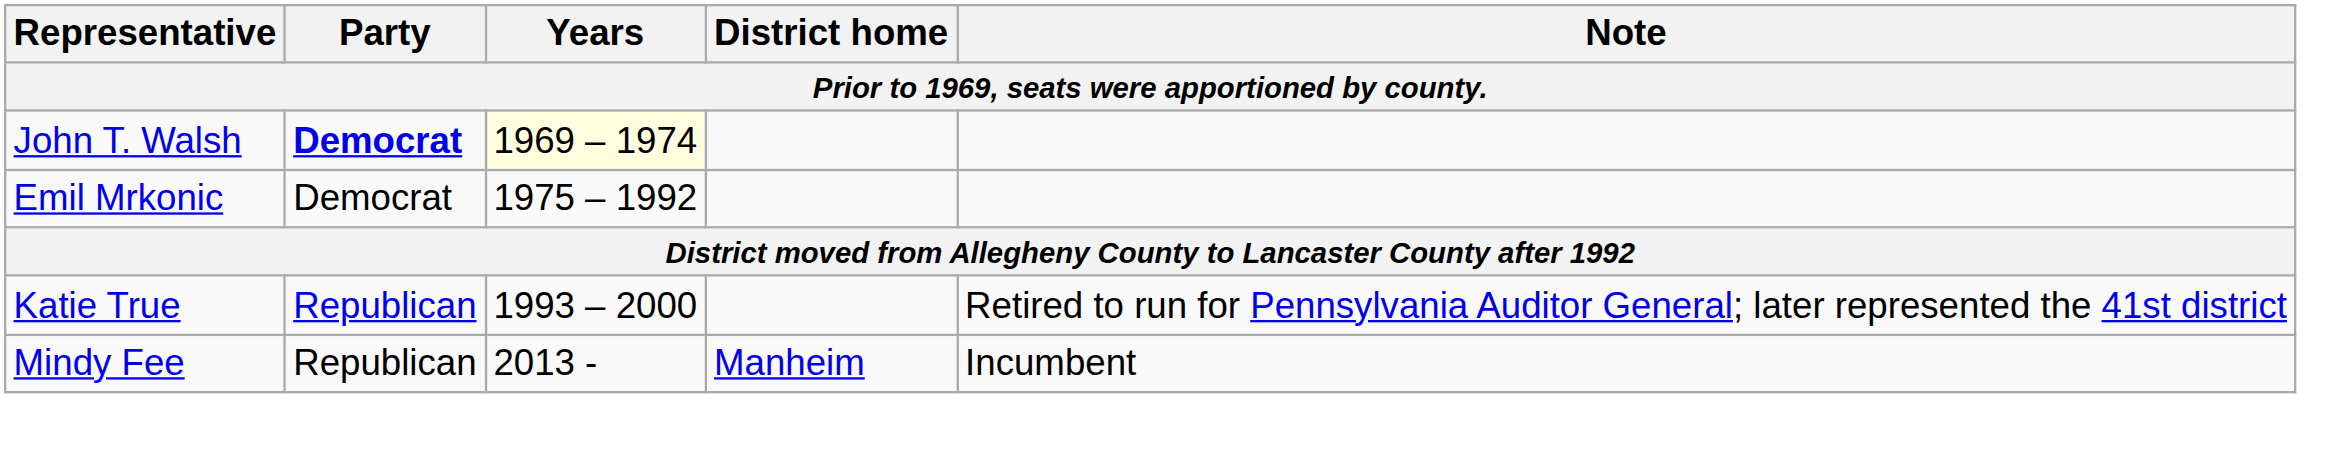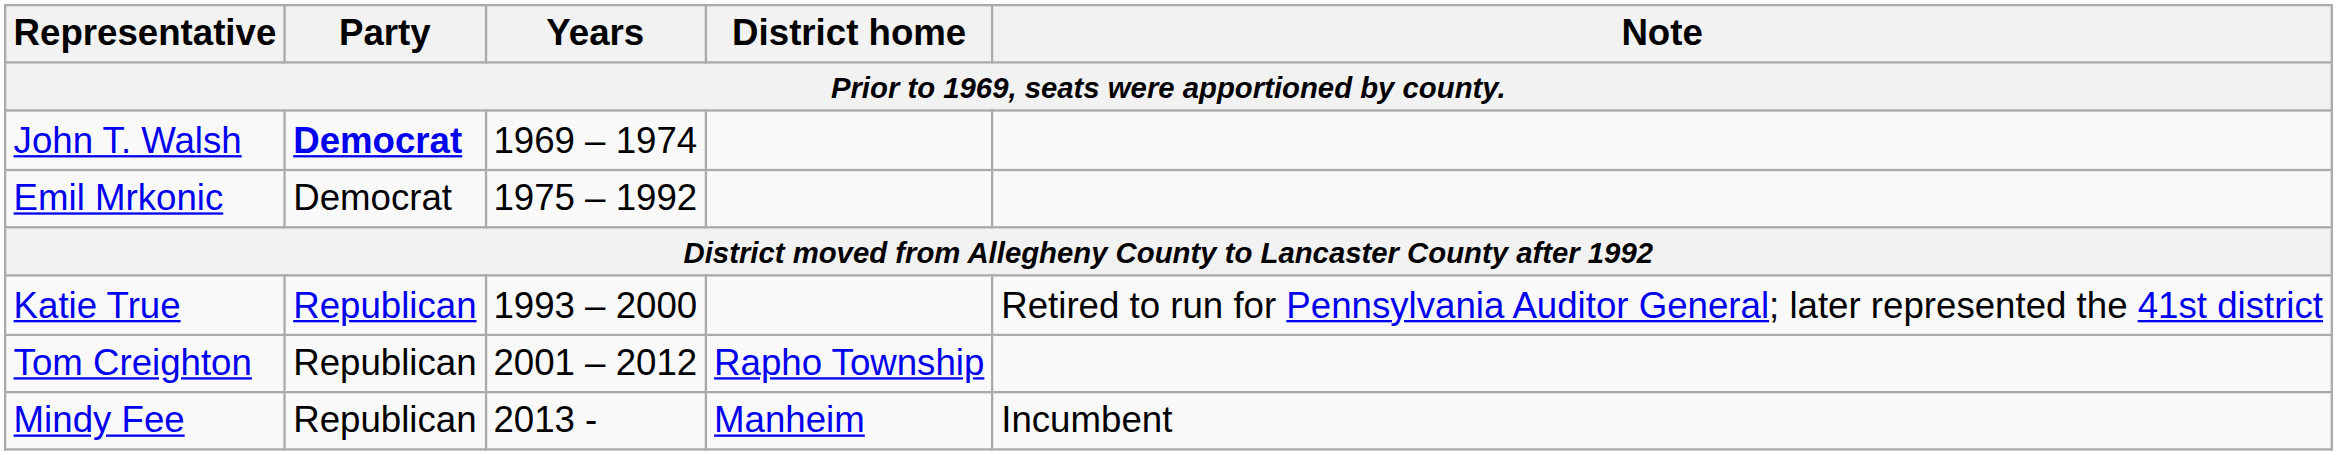(595, 139) lightyellow background -> (595, 139) no background
+ row: (133, 362)
